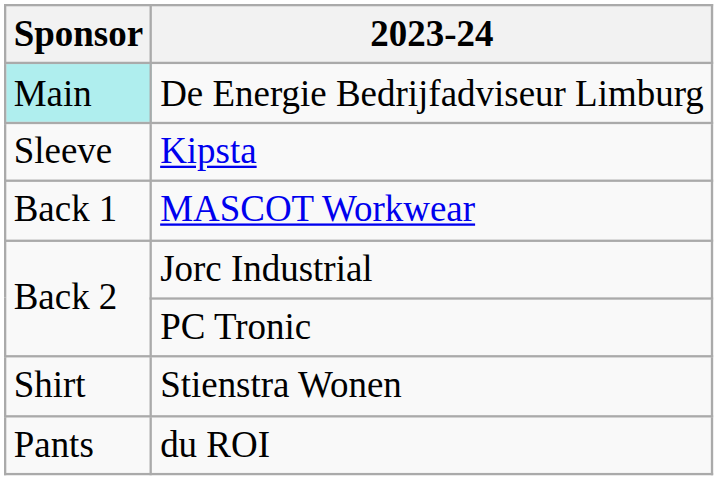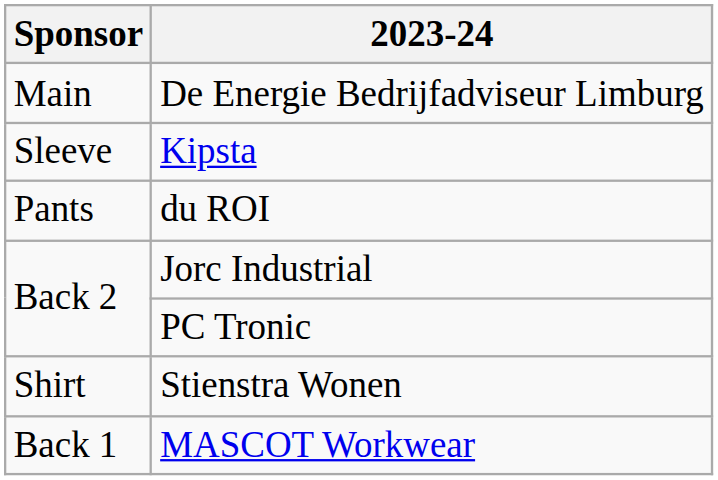(53, 92) paleturquoise background -> (53, 92) no background
rows swapped: (318, 209) <-> (215, 444)
